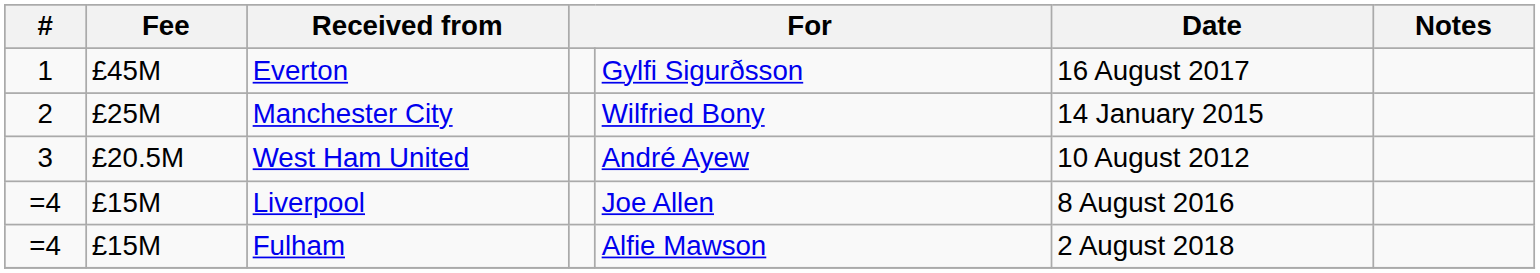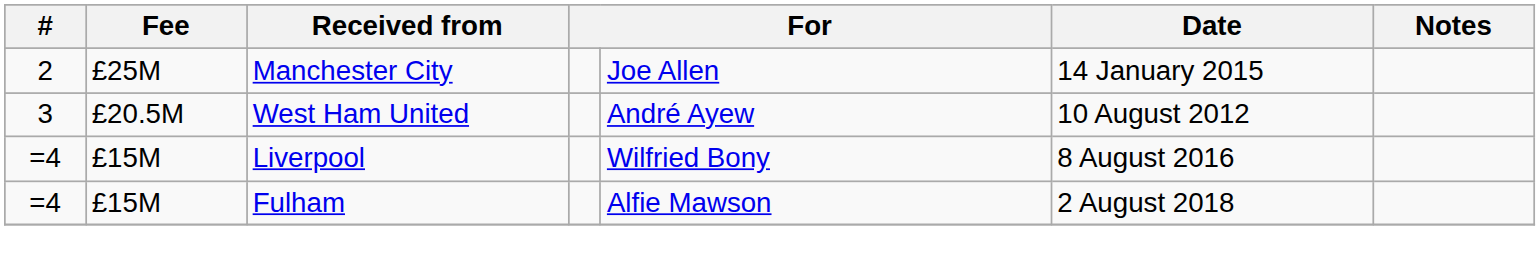- row: (300, 70)
(683, 114) Wilfried Bony -> (663, 70) Joe Allen
(658, 202) Joe Allen -> (688, 158) Wilfried Bony
